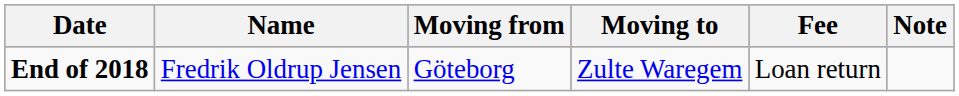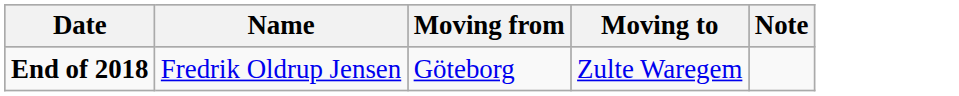- column: (818, 25)
